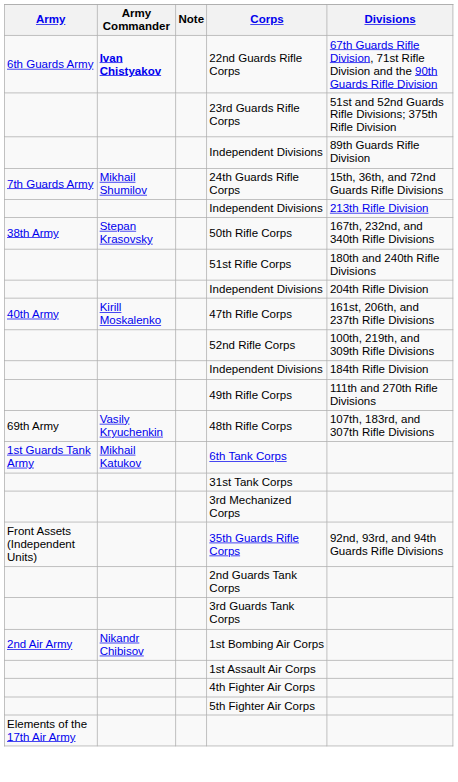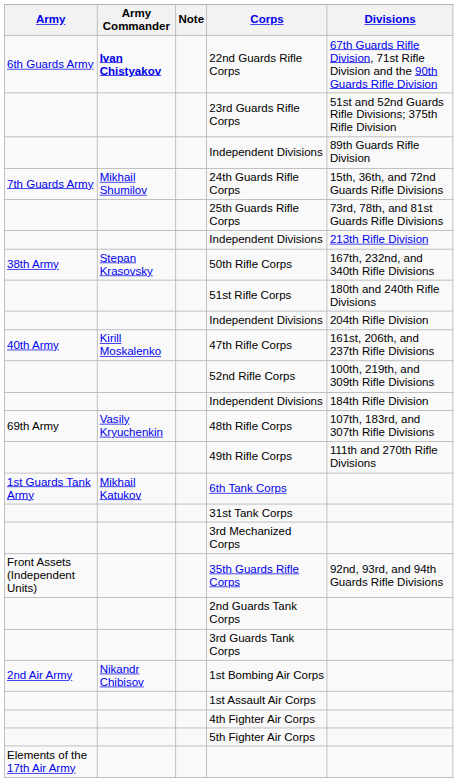+ row: (51, 215)
rows swapped: (33, 426) <-> (51, 395)
